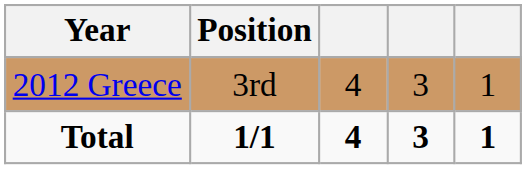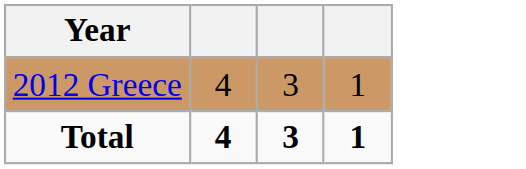- column: (254, 30)
